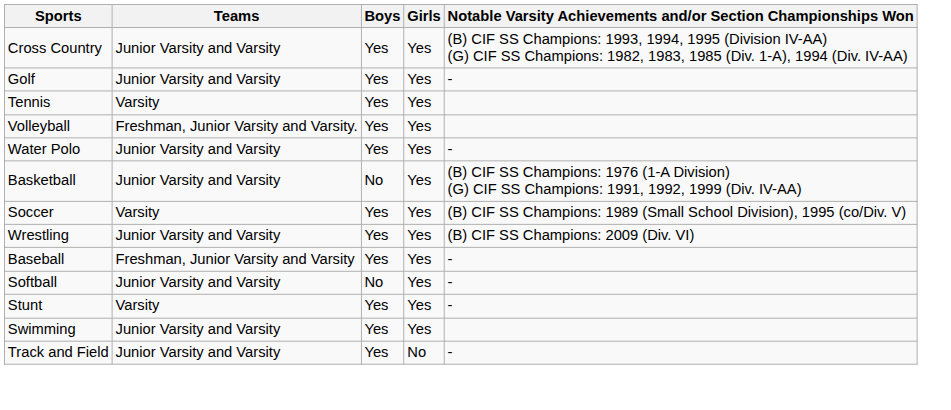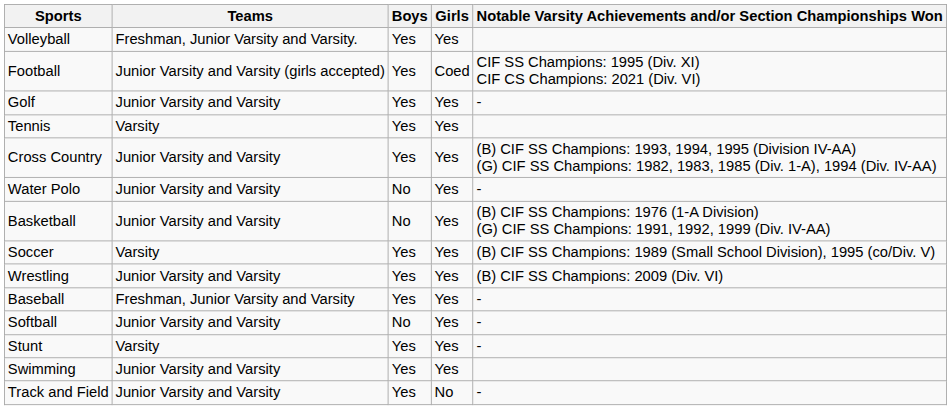rows swapped: (55, 47) <-> (39, 126)
+ row: (34, 71)
(376, 149) Yes -> (401, 189) No
